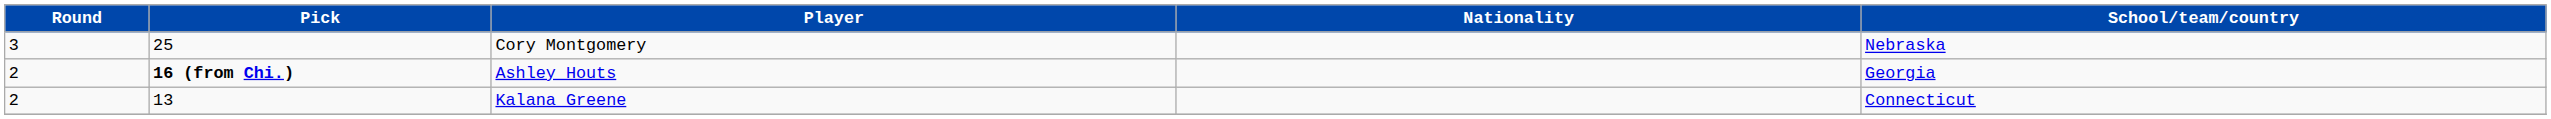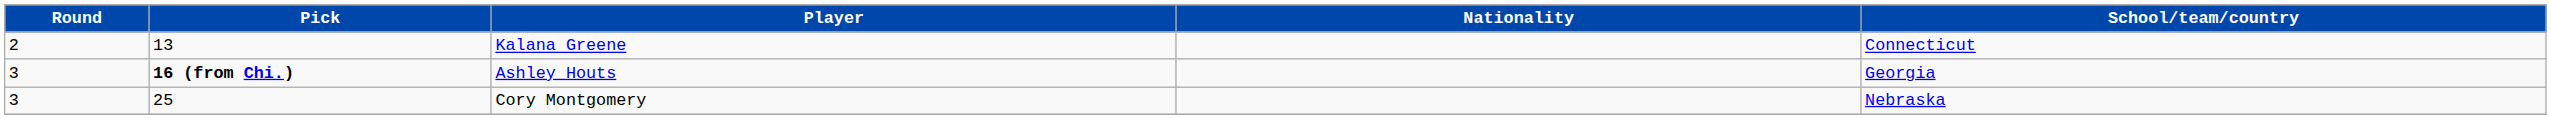rows swapped: (561, 100) <-> (571, 46)
(14, 73) 2 -> (14, 73) 3
